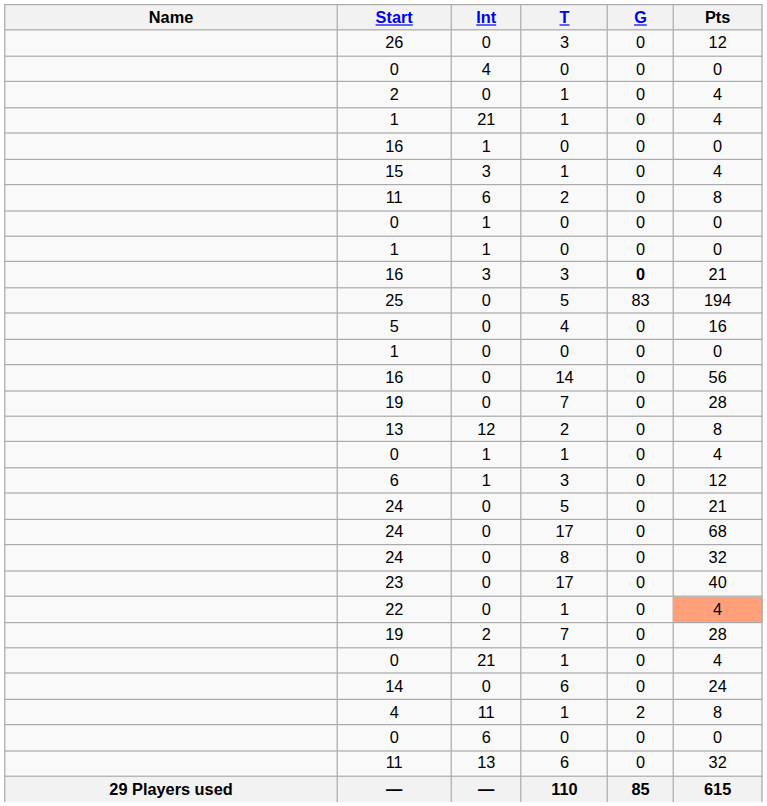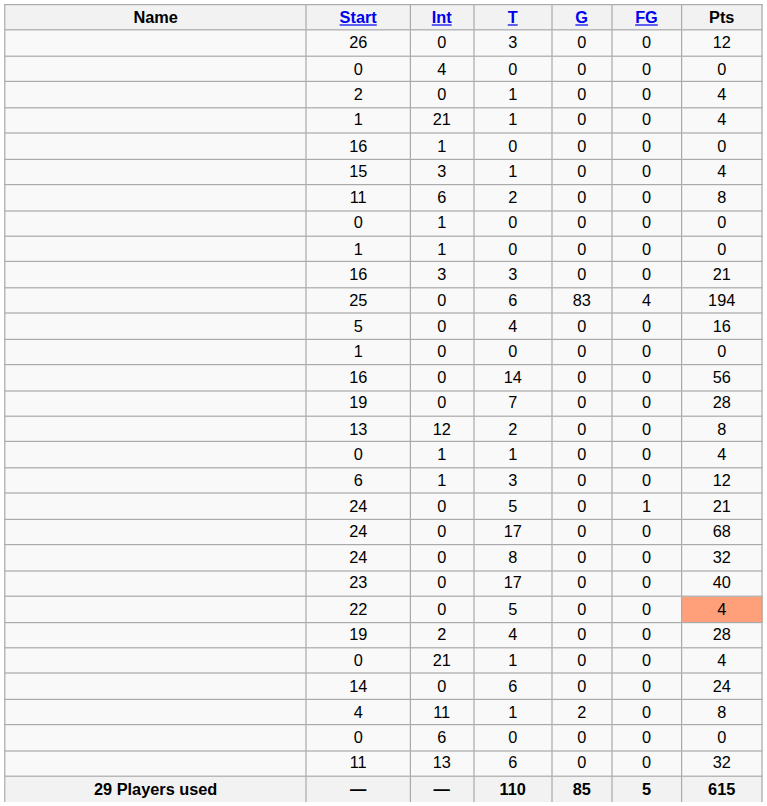+ column: (646, 17)
(640, 274) bold -> (582, 274) normal
(564, 300) 5 -> (513, 300) 6
(564, 609) 1 -> (513, 609) 5
(564, 634) 7 -> (513, 634) 4
